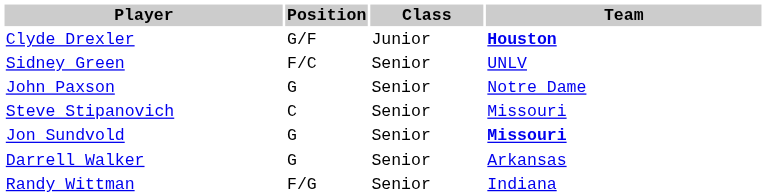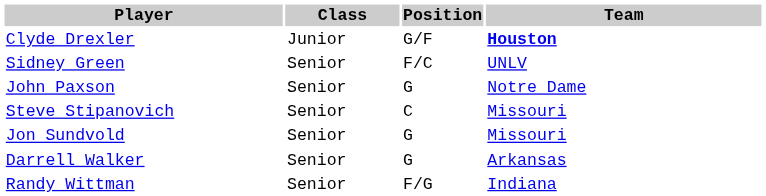columns swapped: (327, 15) <-> (427, 15)
(527, 136) bold -> (527, 136) normal
